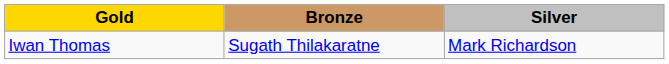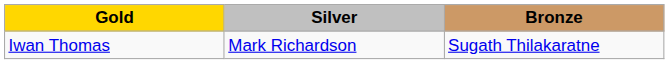columns swapped: (554, 17) <-> (334, 17)
